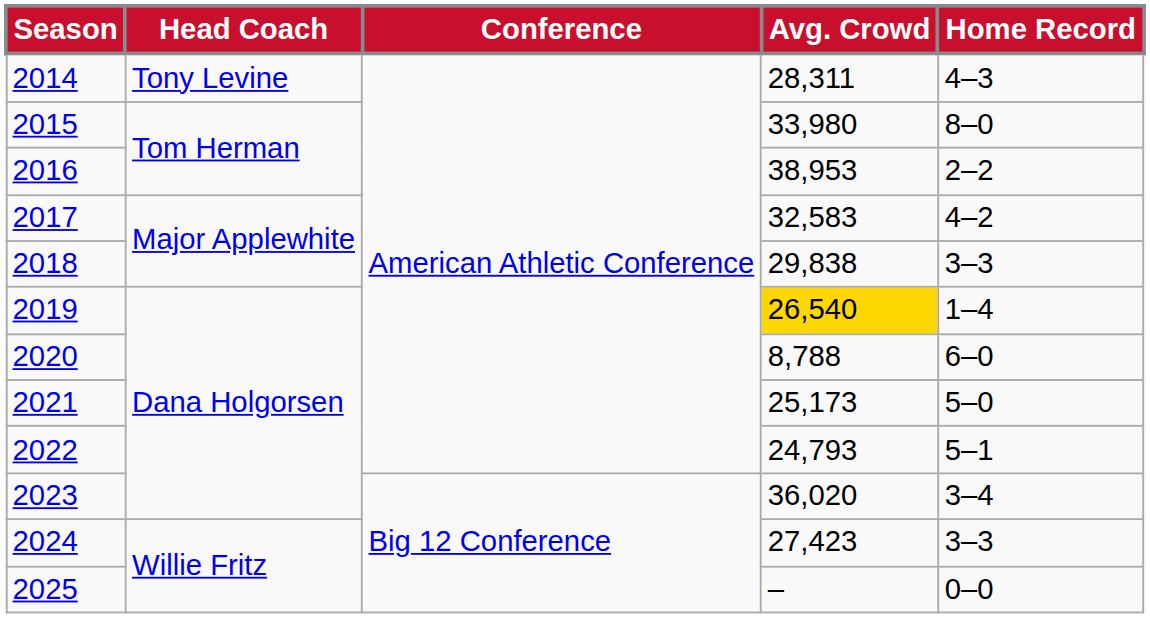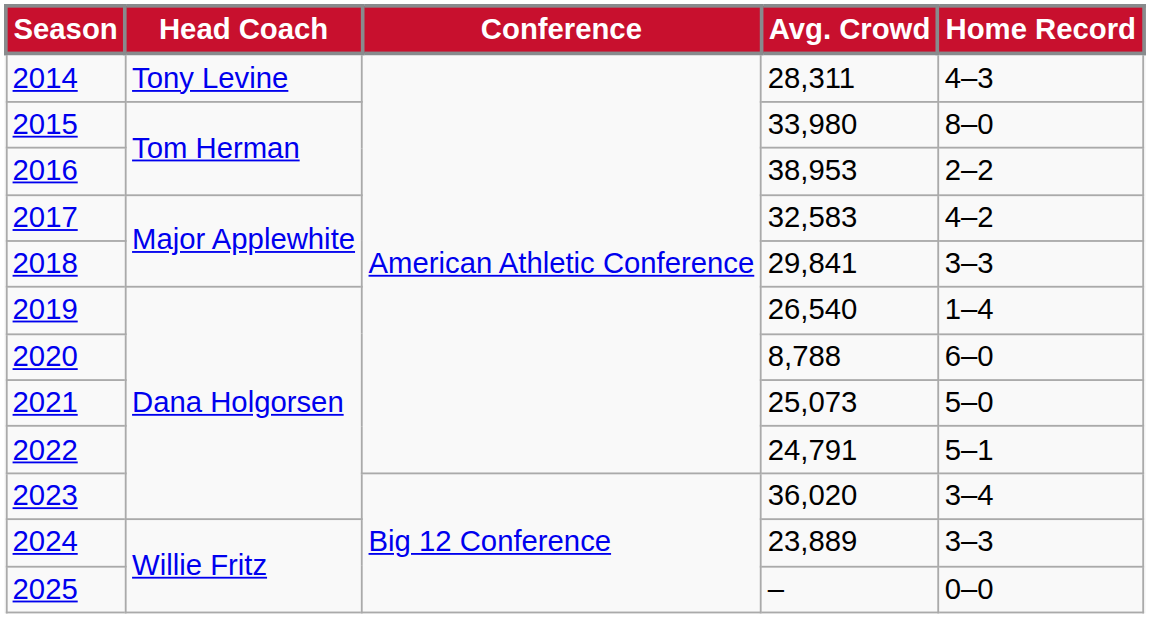(813, 263) 29,838 -> (813, 263) 29,841
(813, 309) gold background -> (813, 309) no background
(813, 402) 25,173 -> (813, 402) 25,073
(813, 449) 24,793 -> (813, 449) 24,791
(813, 542) 27,423 -> (813, 542) 23,889
